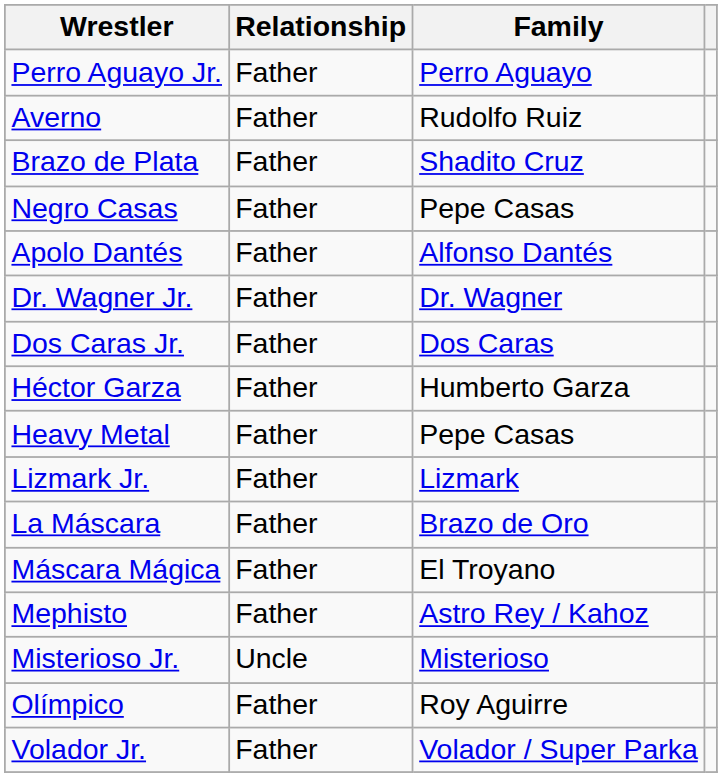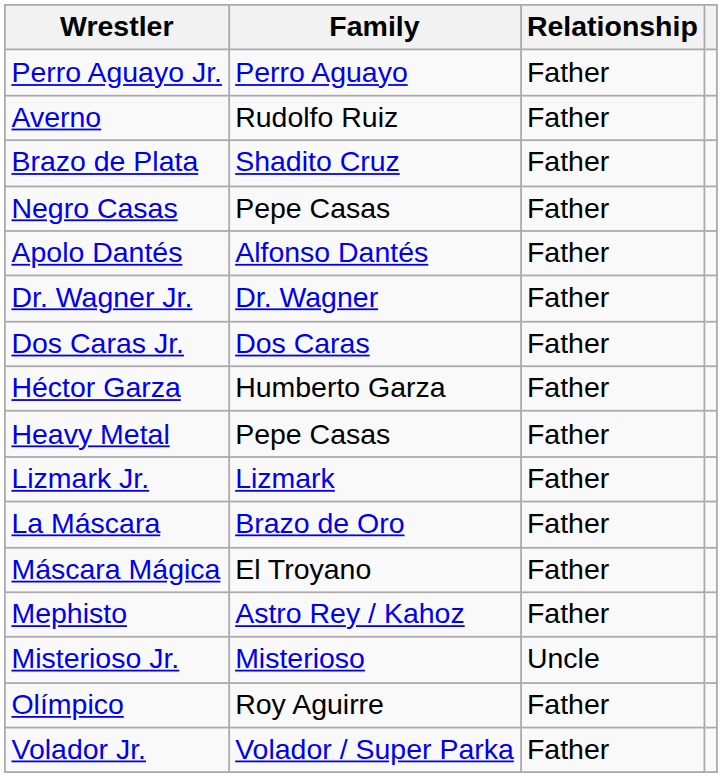columns swapped: (558, 27) <-> (321, 27)
